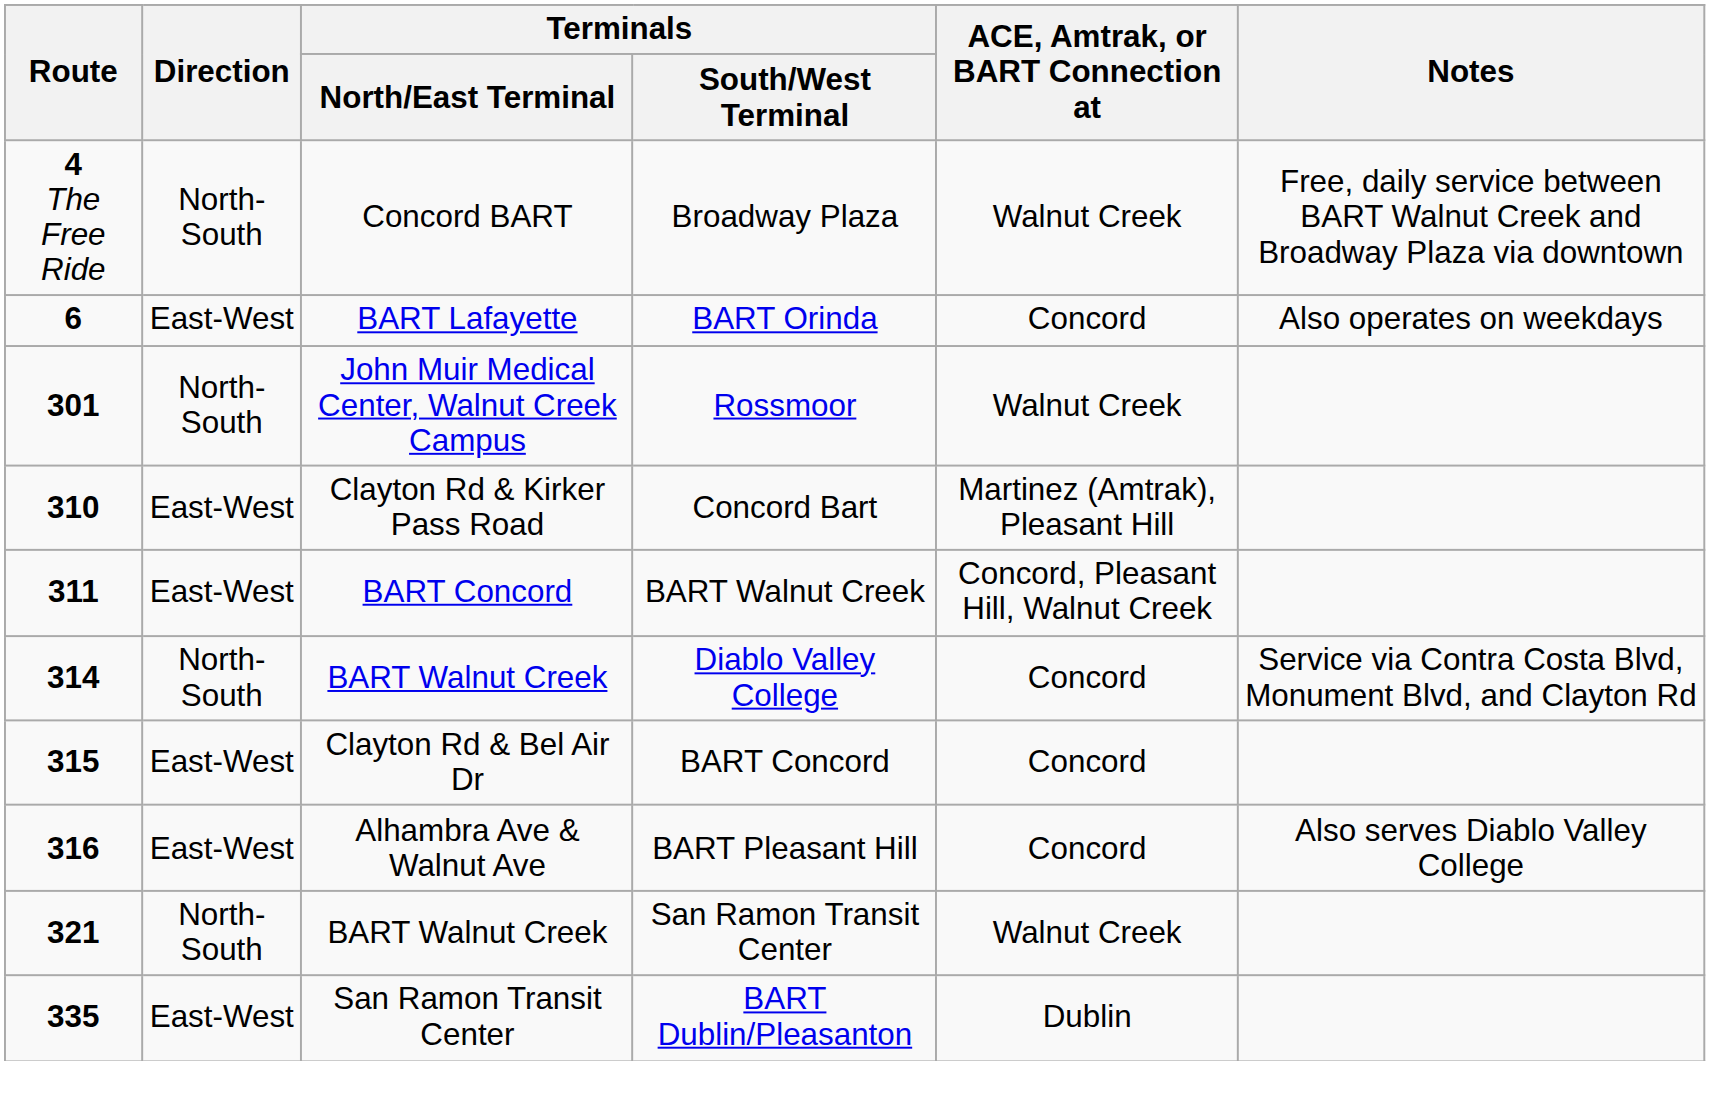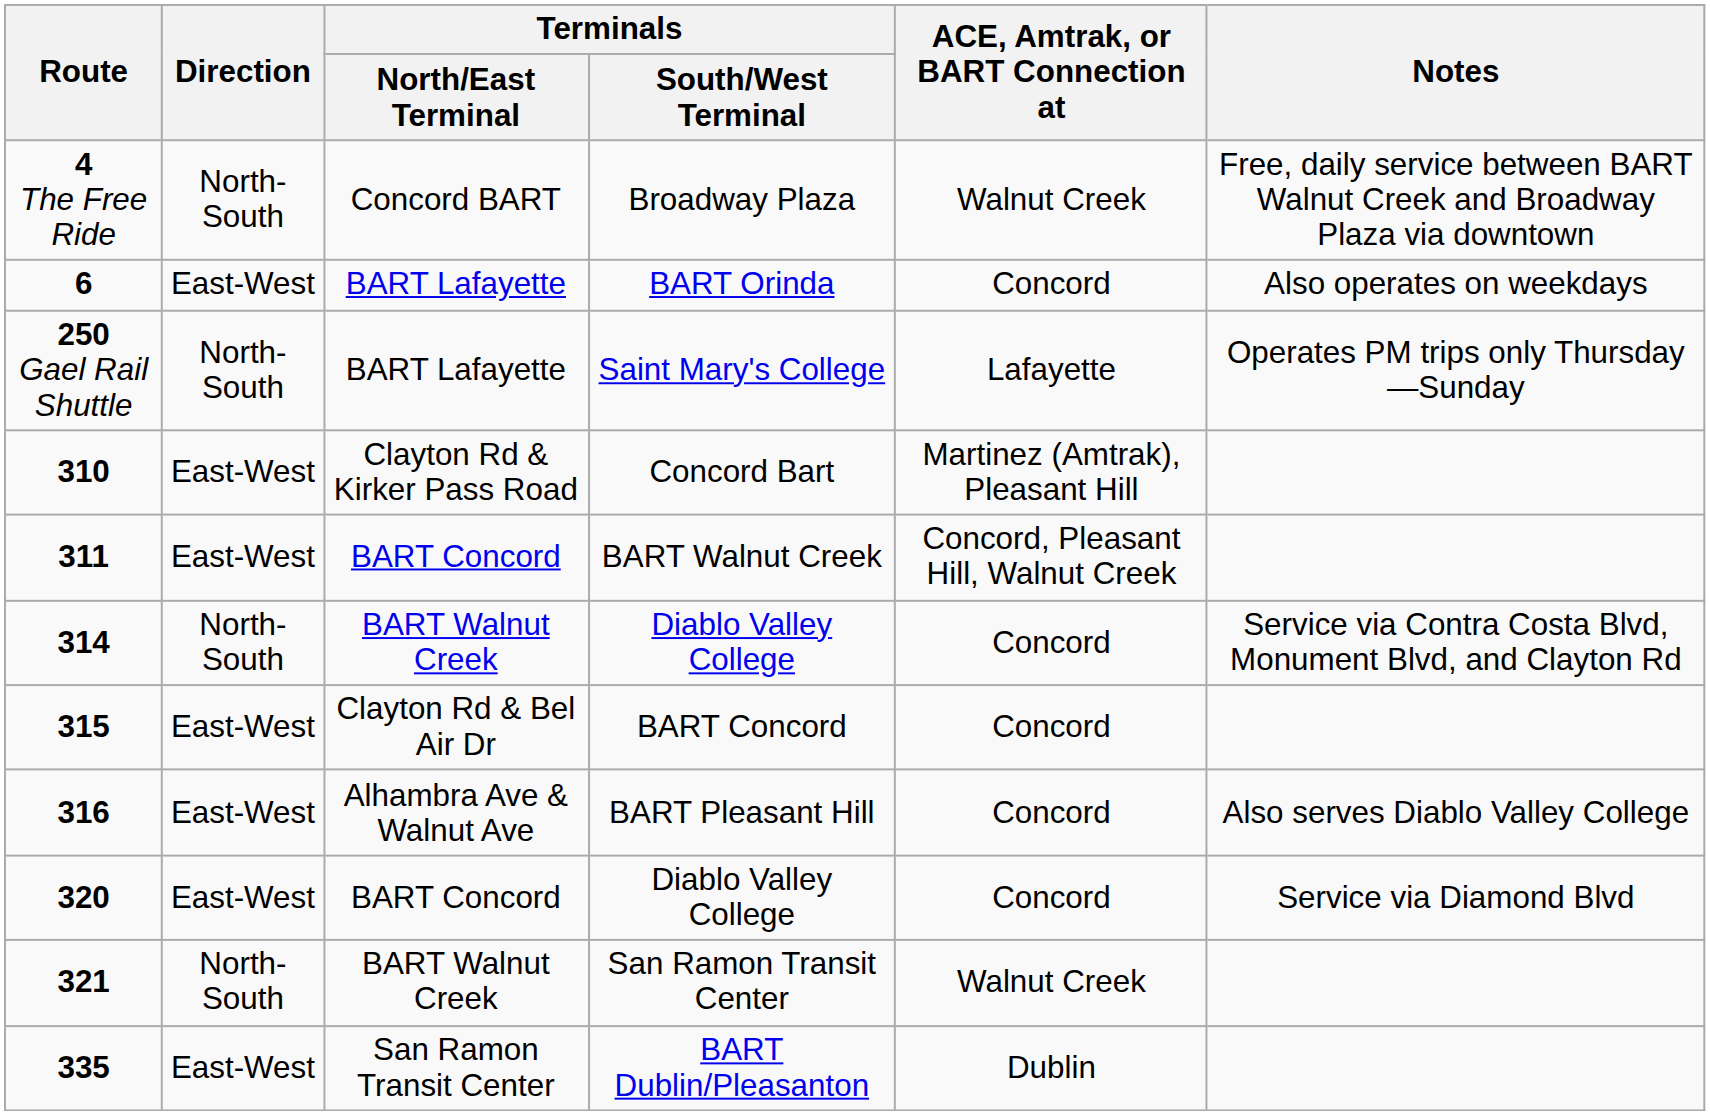+ row: (84, 369)
- row: (73, 404)
+ row: (84, 897)
